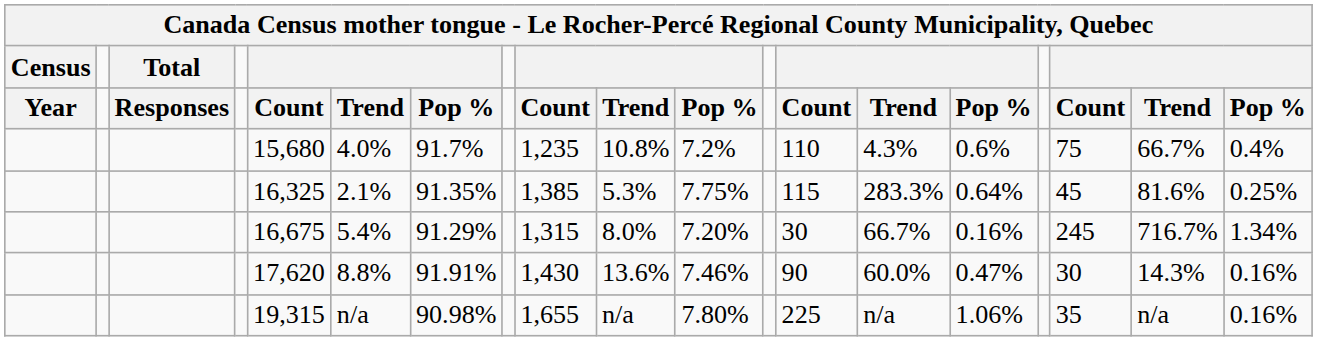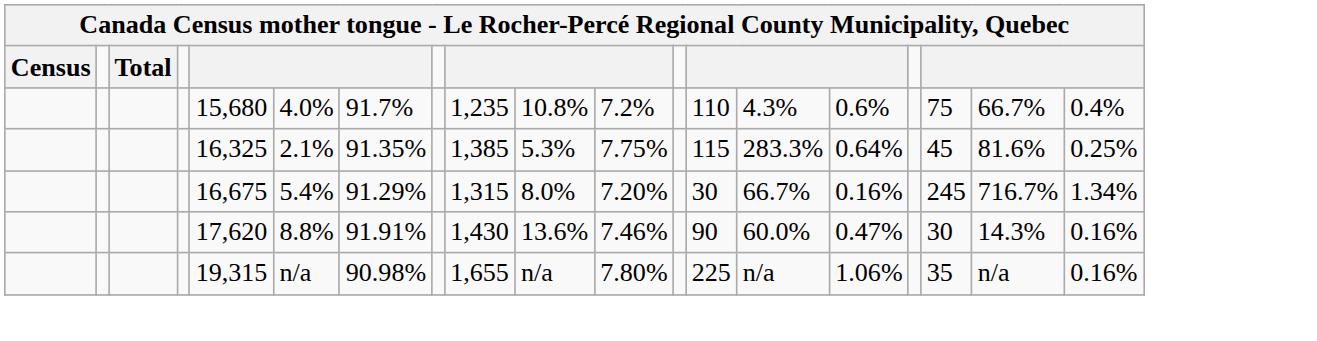- row: (51, 107)
